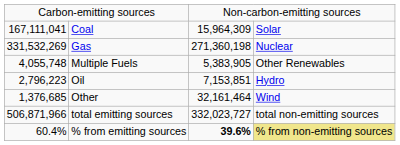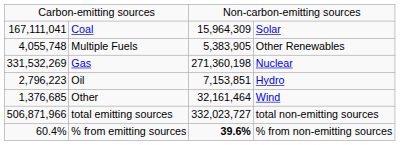rows swapped: (81, 47) <-> (104, 64)
(324, 132) khaki background -> (324, 132) no background
